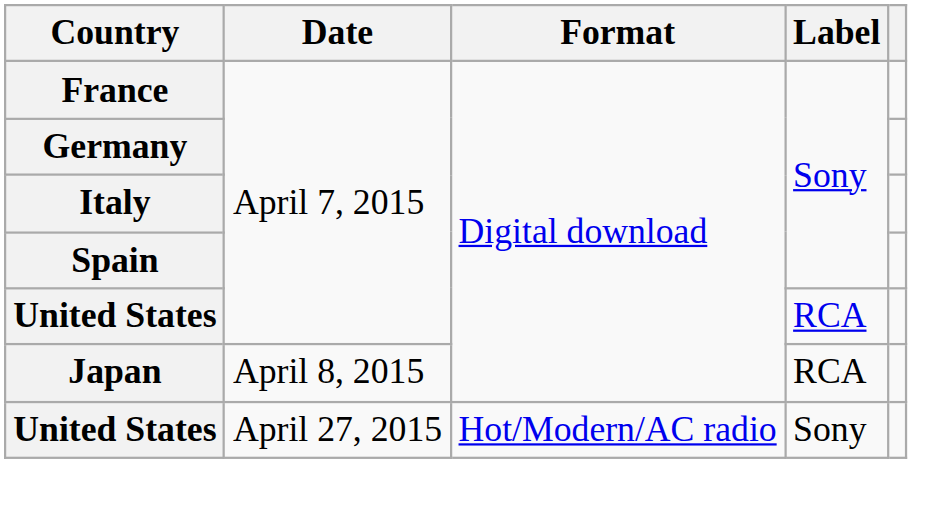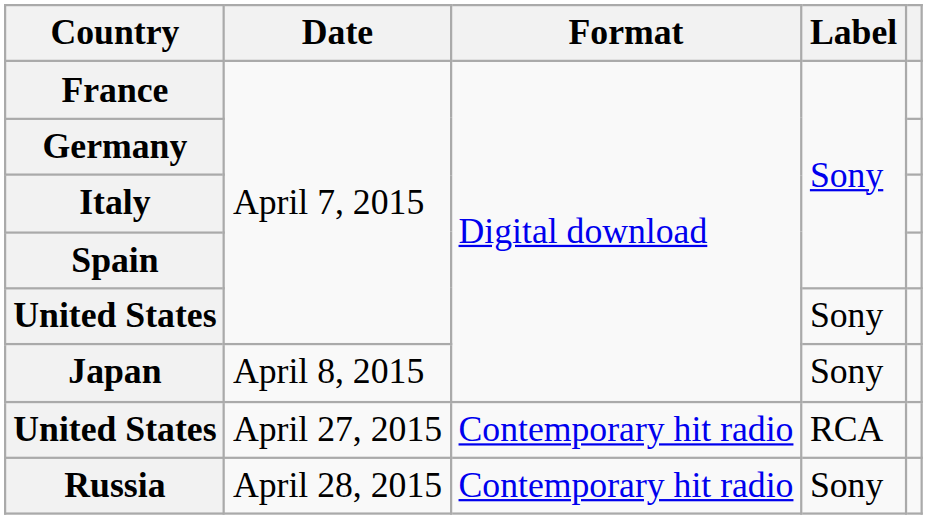(830, 315) RCA -> (847, 315) Sony
(830, 372) RCA -> (847, 372) Sony
(618, 428) Hot/Modern/AC radio -> (626, 428) Contemporary hit radio
(830, 428) Sony -> (847, 428) RCA
+ row: (115, 485)
